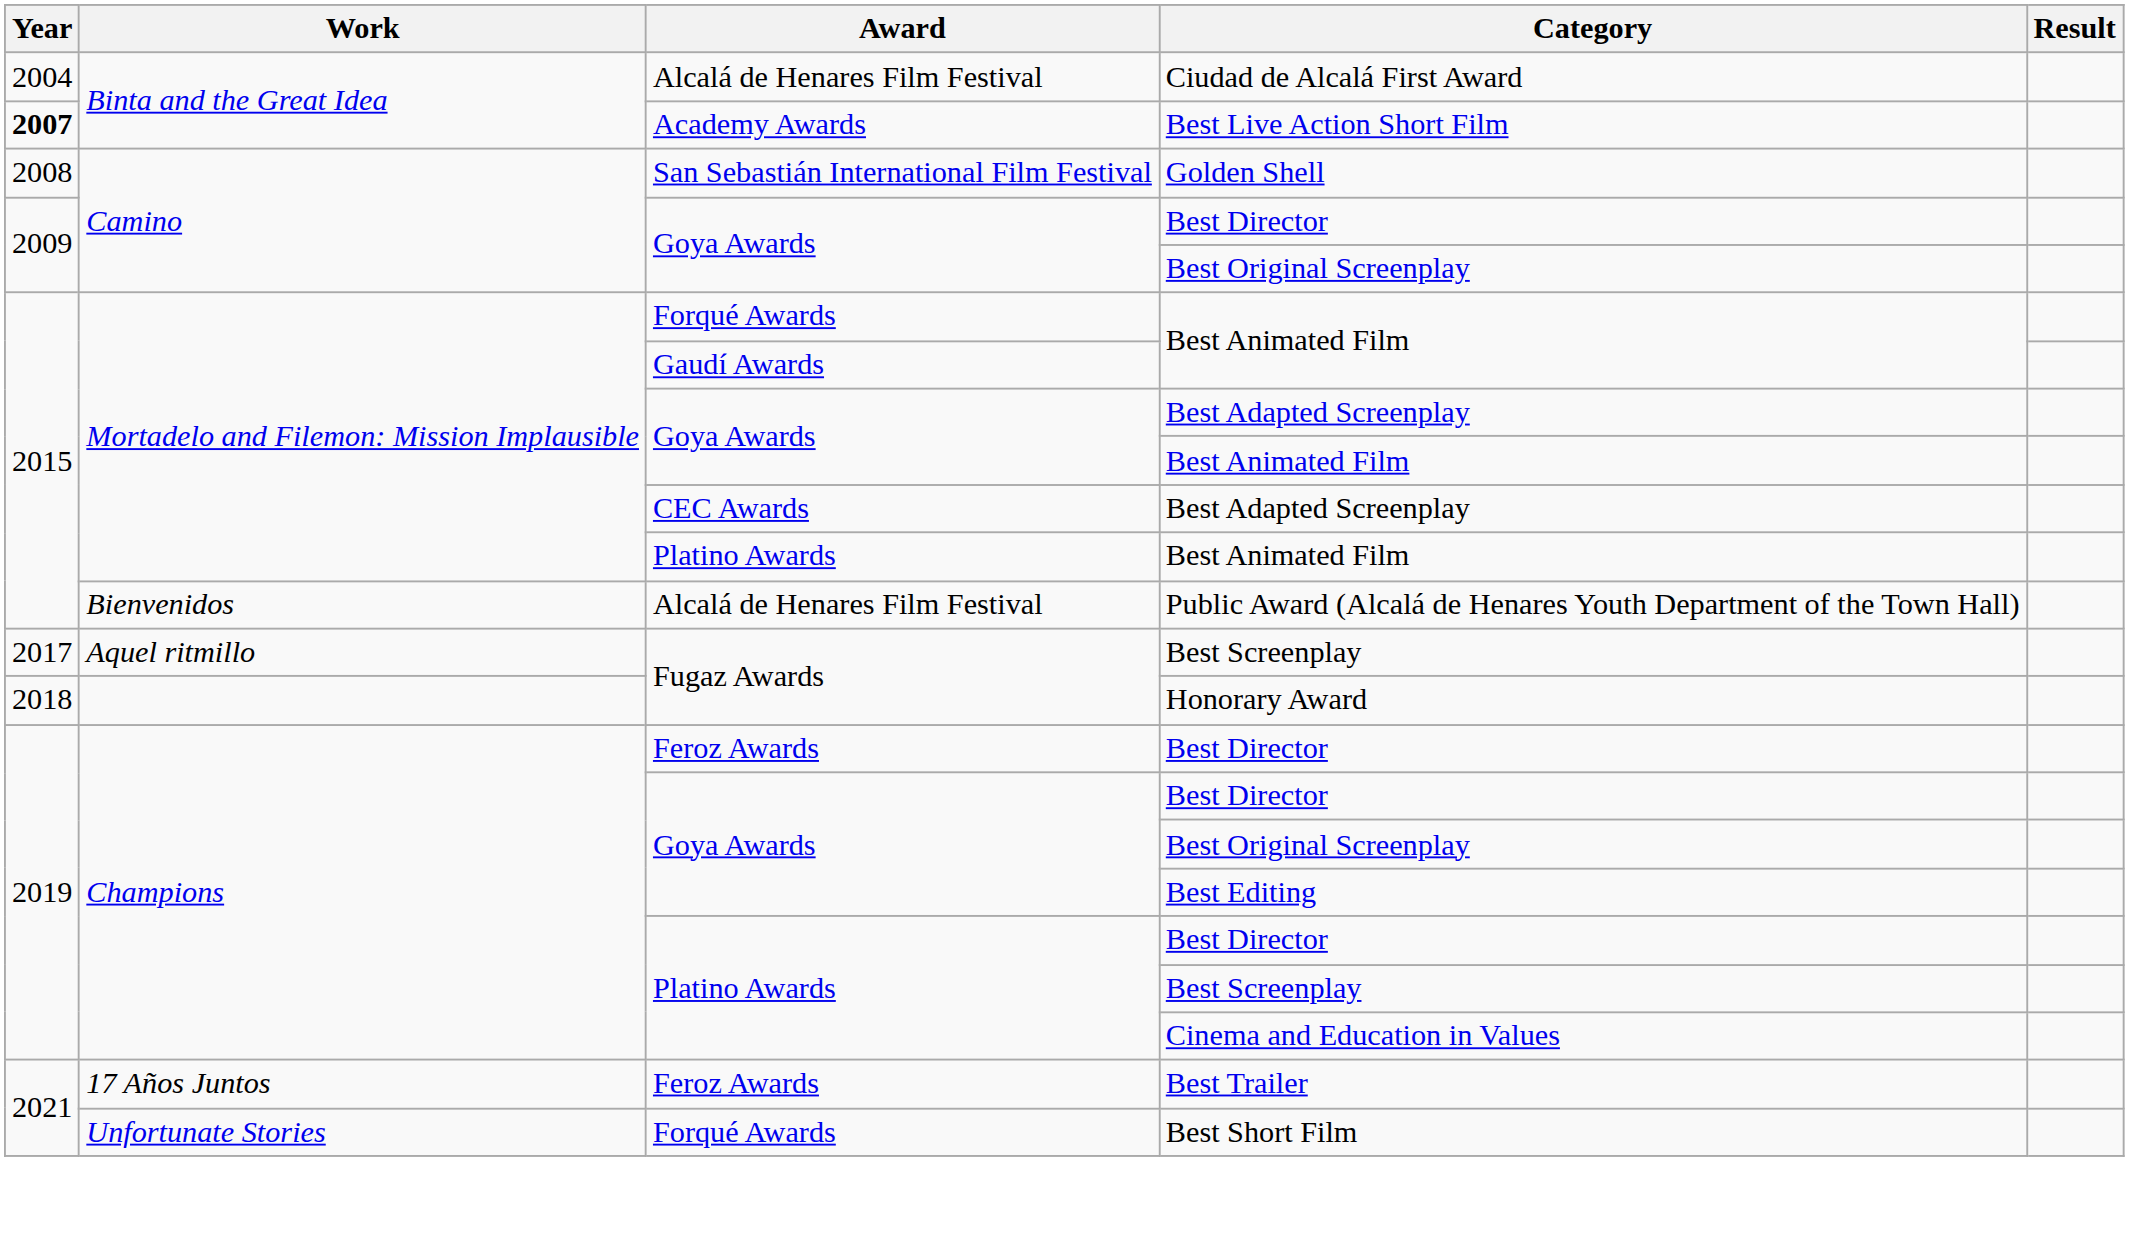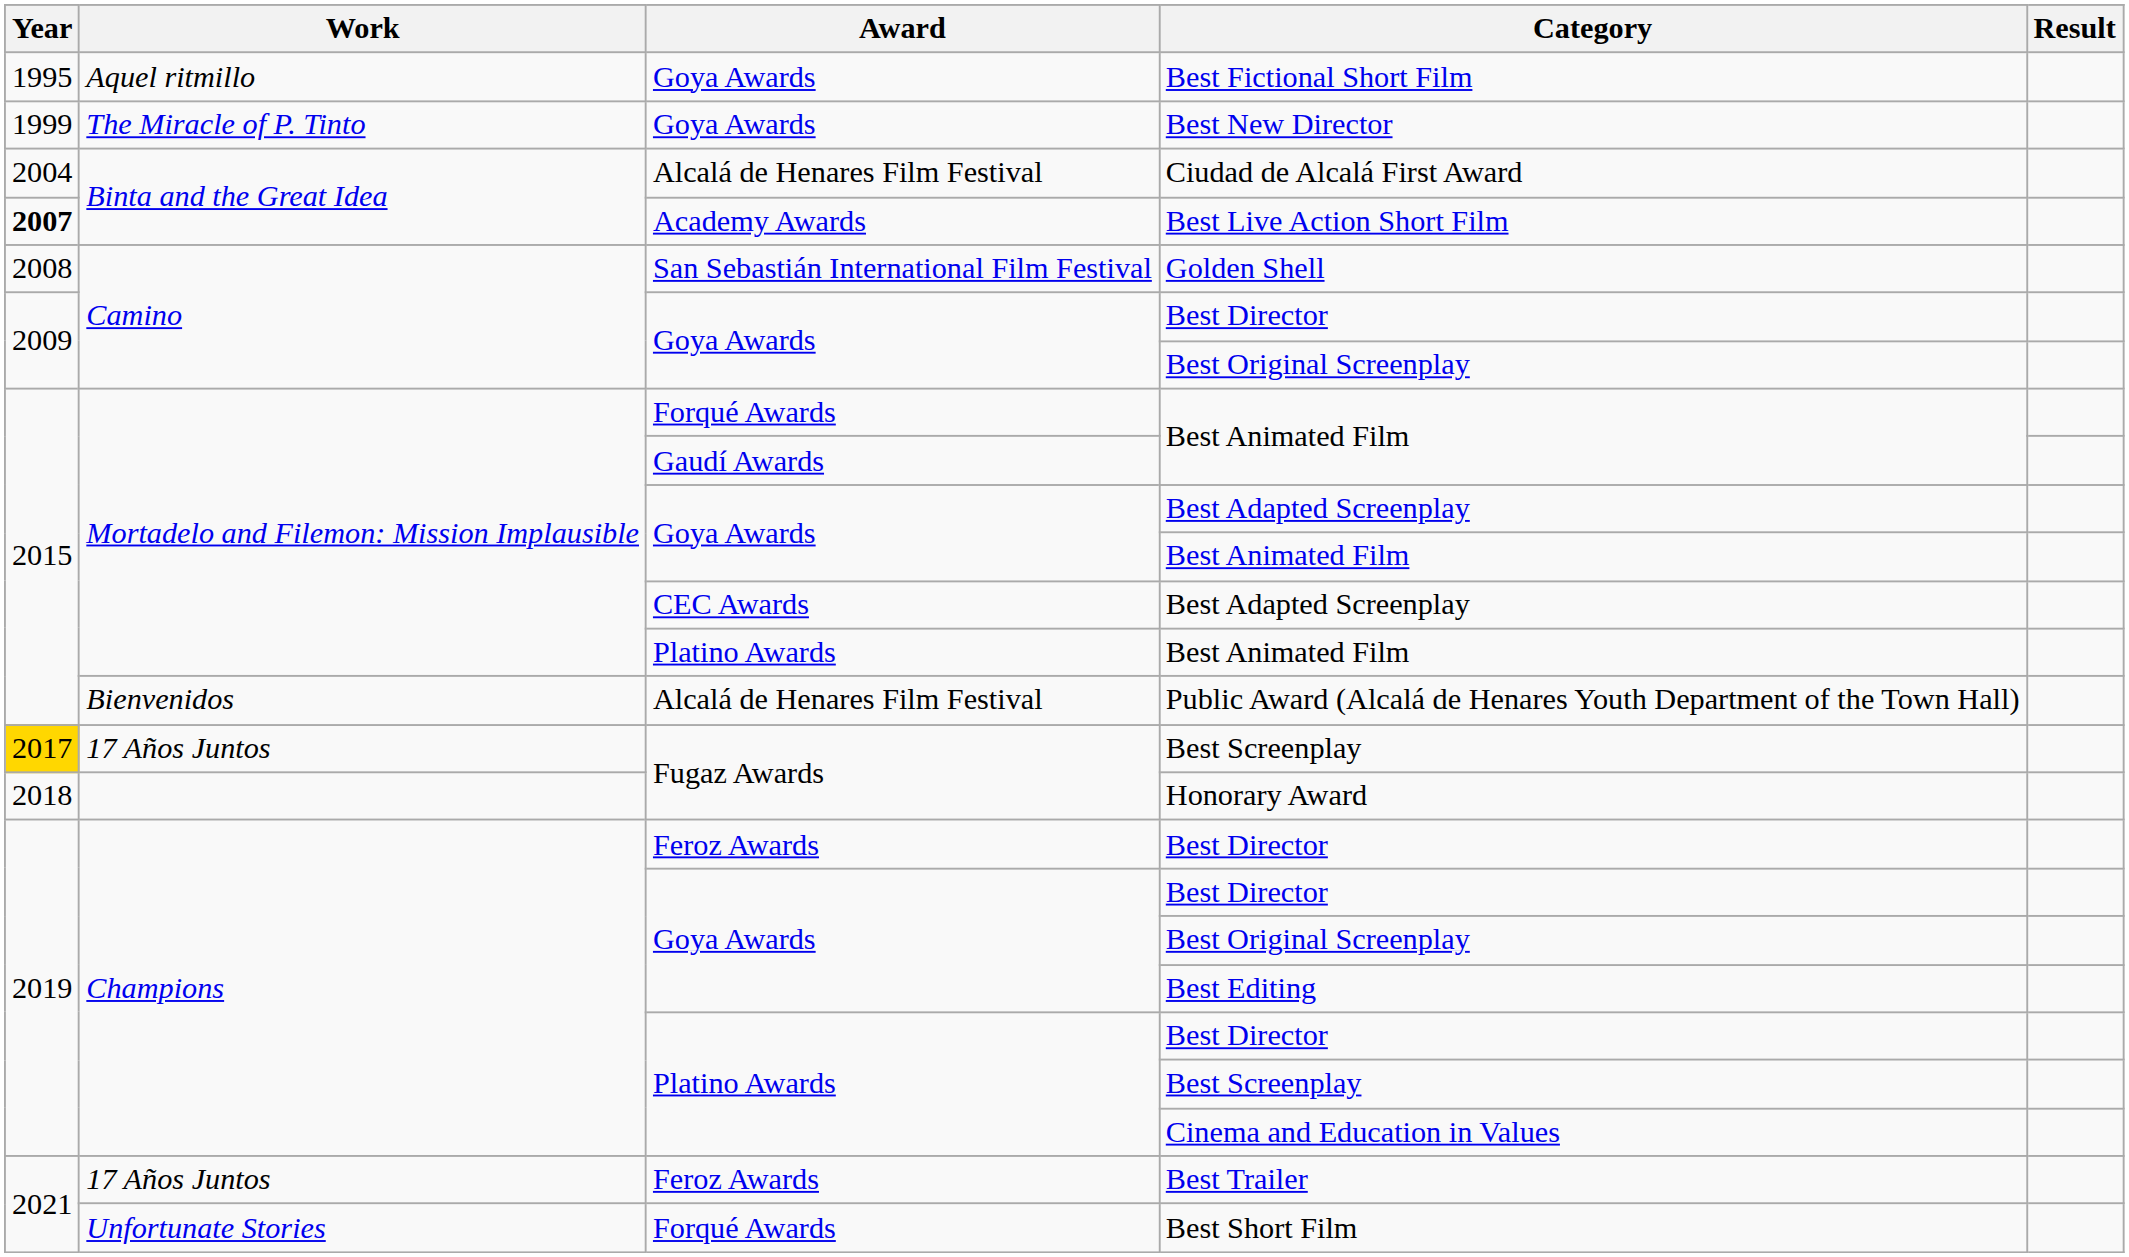+ row: (734, 76)
+ row: (734, 124)
(42, 651) no background -> (42, 747) gold background
(171, 651) Aquel ritmillo -> (178, 747) 17 Años Juntos
